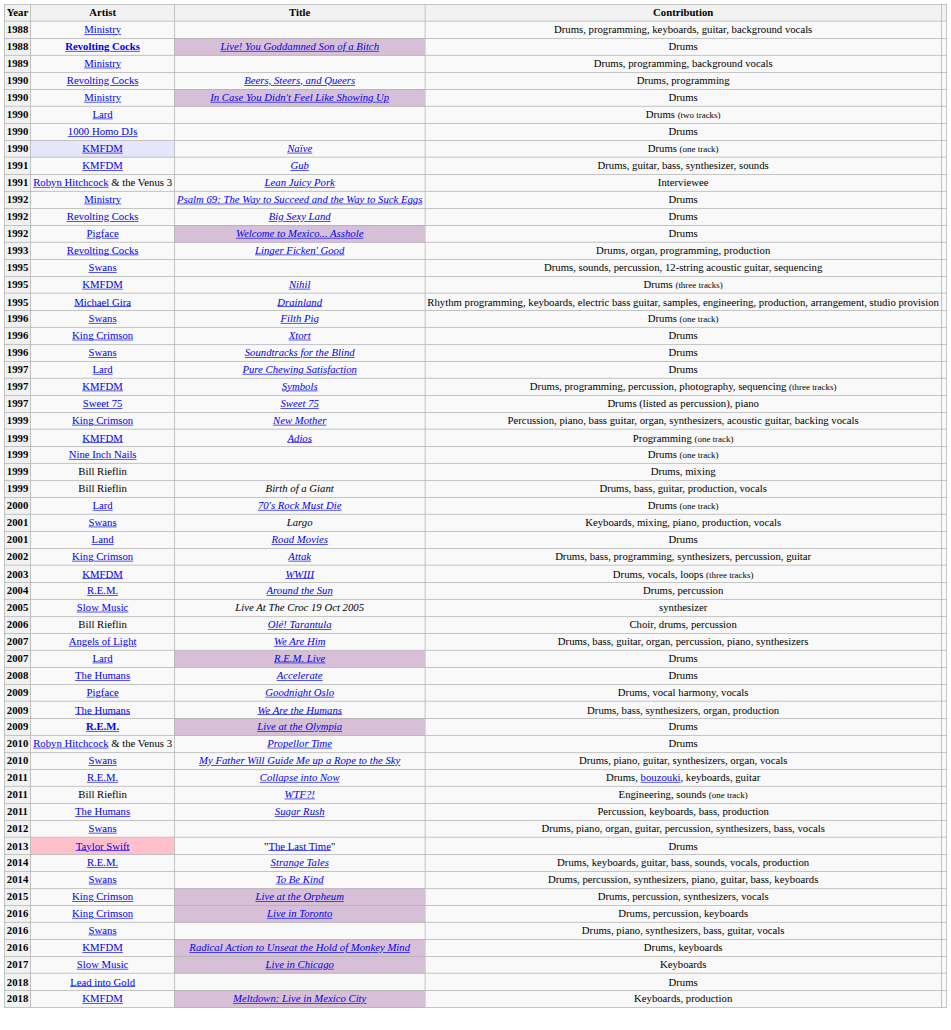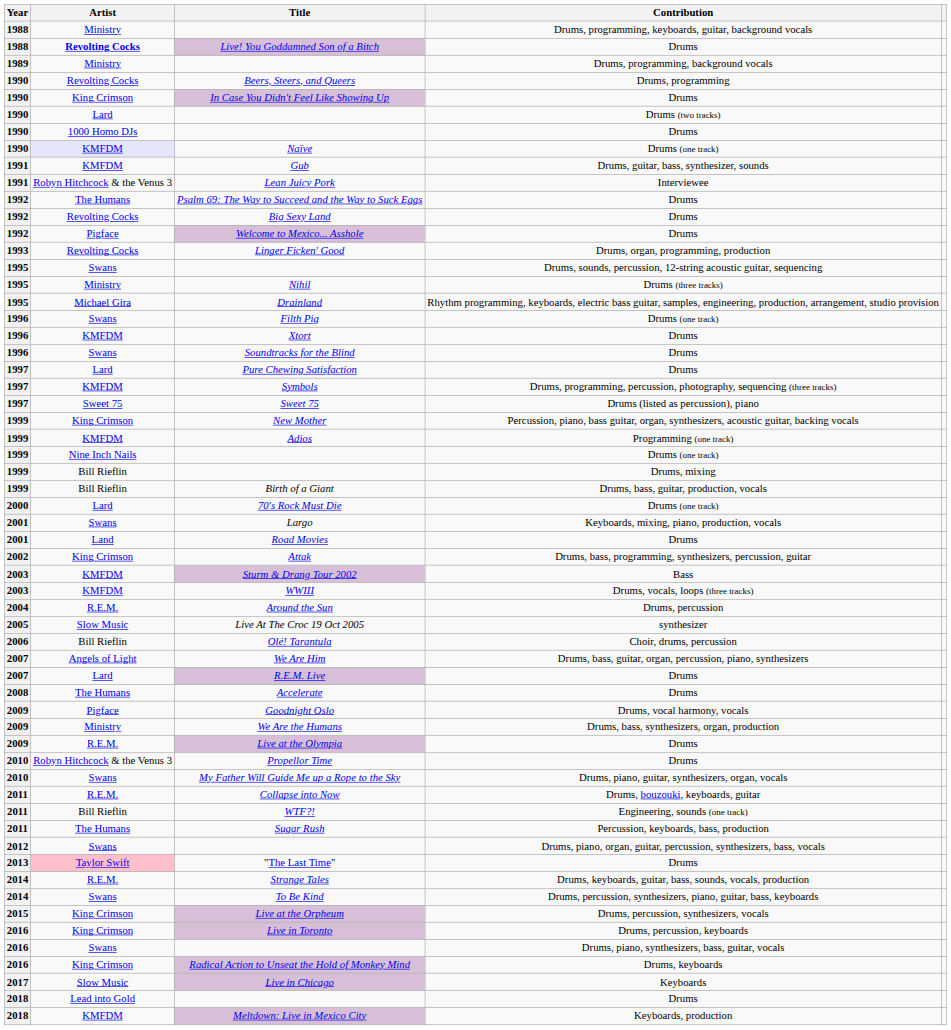(103, 98) Ministry -> (103, 98) King Crimson
(103, 200) Ministry -> (103, 200) The Humans
(103, 285) KMFDM -> (103, 285) Ministry
(103, 336) King Crimson -> (103, 336) KMFDM
+ row: (300, 574)
(103, 710) The Humans -> (103, 727) Ministry
(103, 727) bold -> (103, 744) normal
(103, 948) KMFDM -> (103, 965) King Crimson
